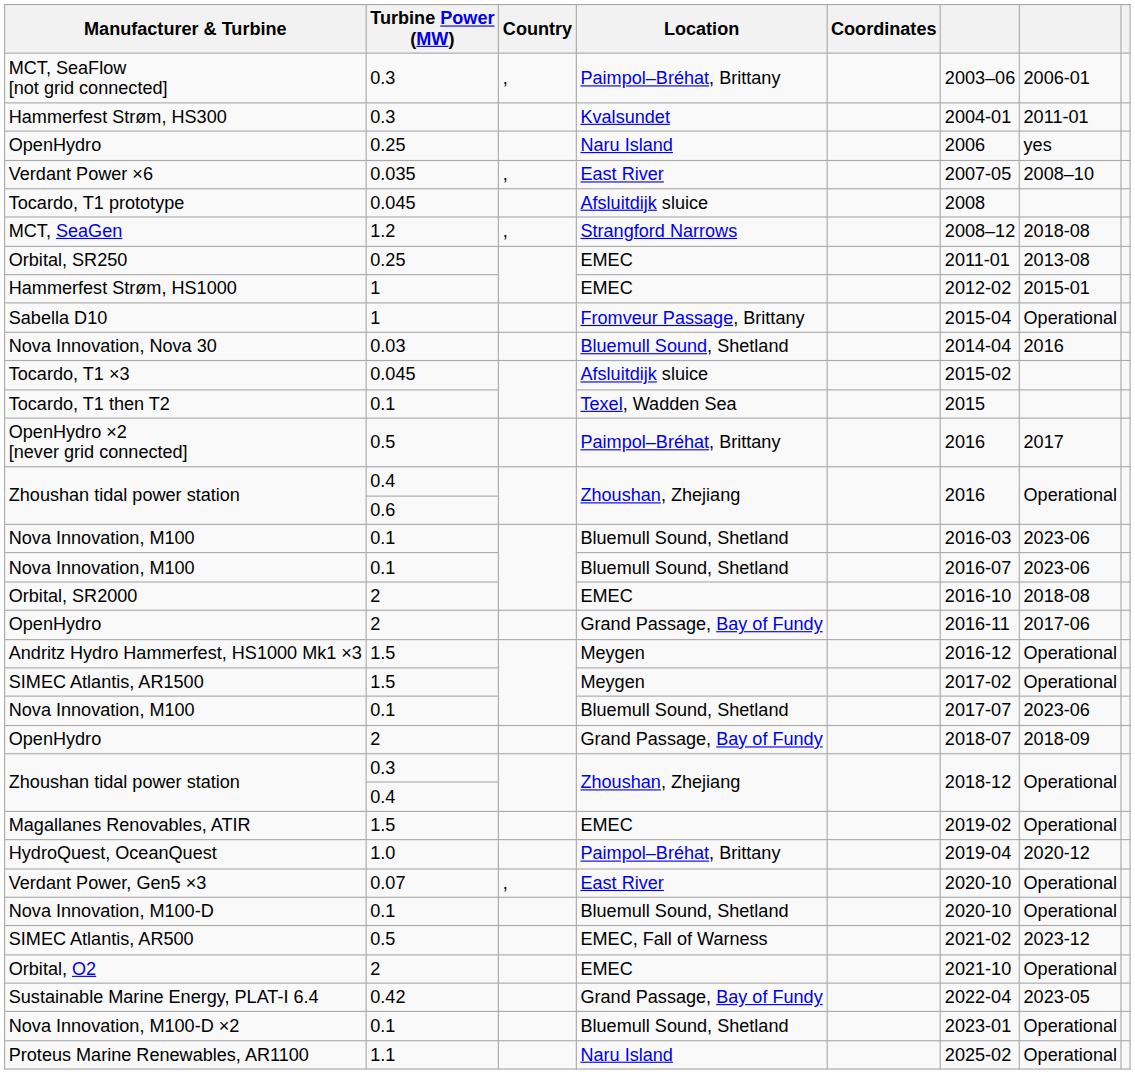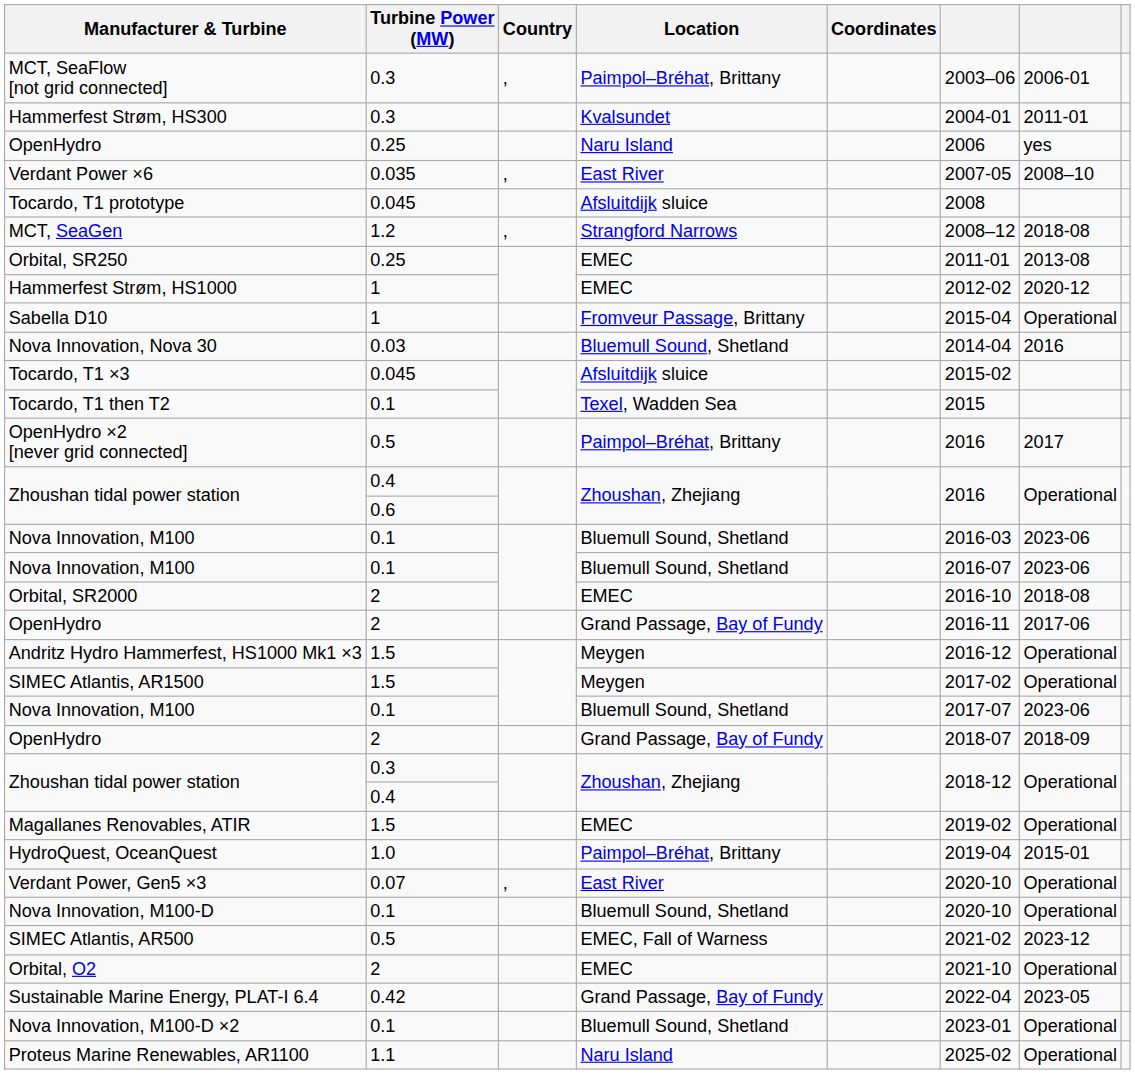(1057, 288) 2015-01 -> (1057, 288) 2020-12
(1057, 854) 2020-12 -> (1057, 854) 2015-01
